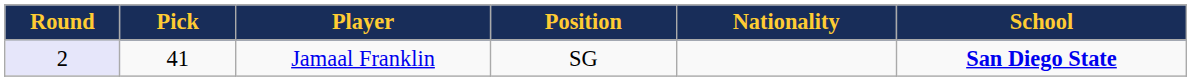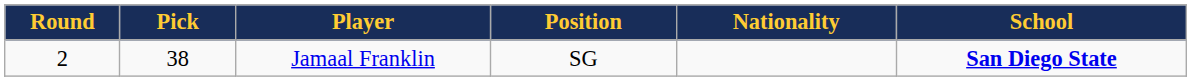(62, 57) lavender background -> (62, 57) no background
(178, 57) 41 -> (178, 57) 38
